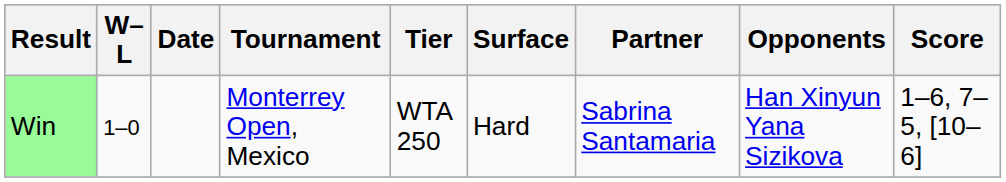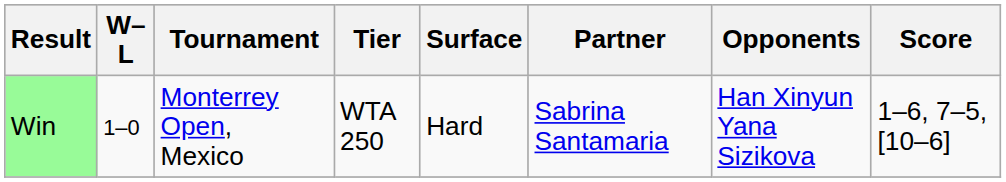- column: (186, 40)
